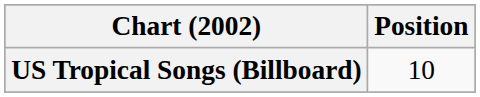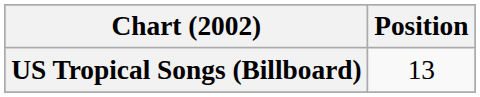(421, 69) 10 -> (421, 69) 13
